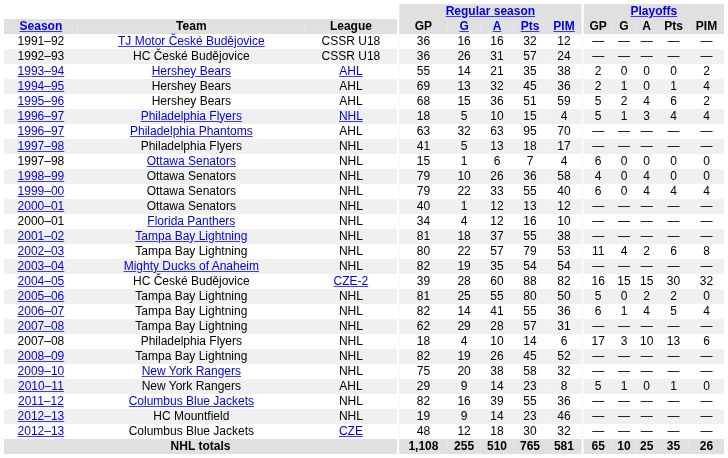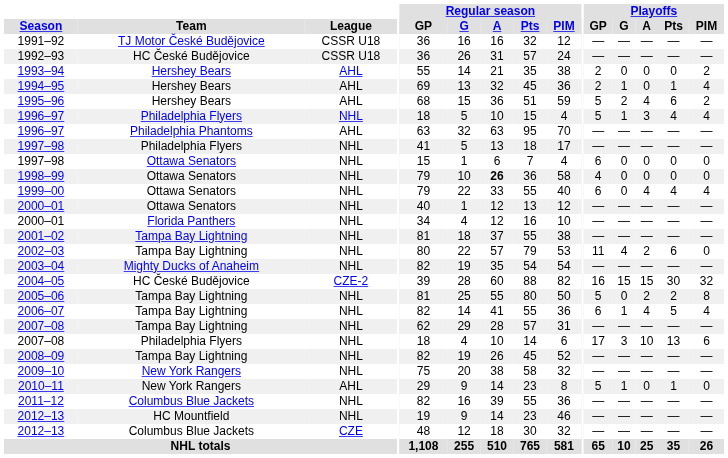(497, 176) normal -> (497, 176) bold
(647, 176) 4 -> (647, 176) 0
(706, 251) 8 -> (706, 251) 0
(706, 296) 0 -> (706, 296) 8
